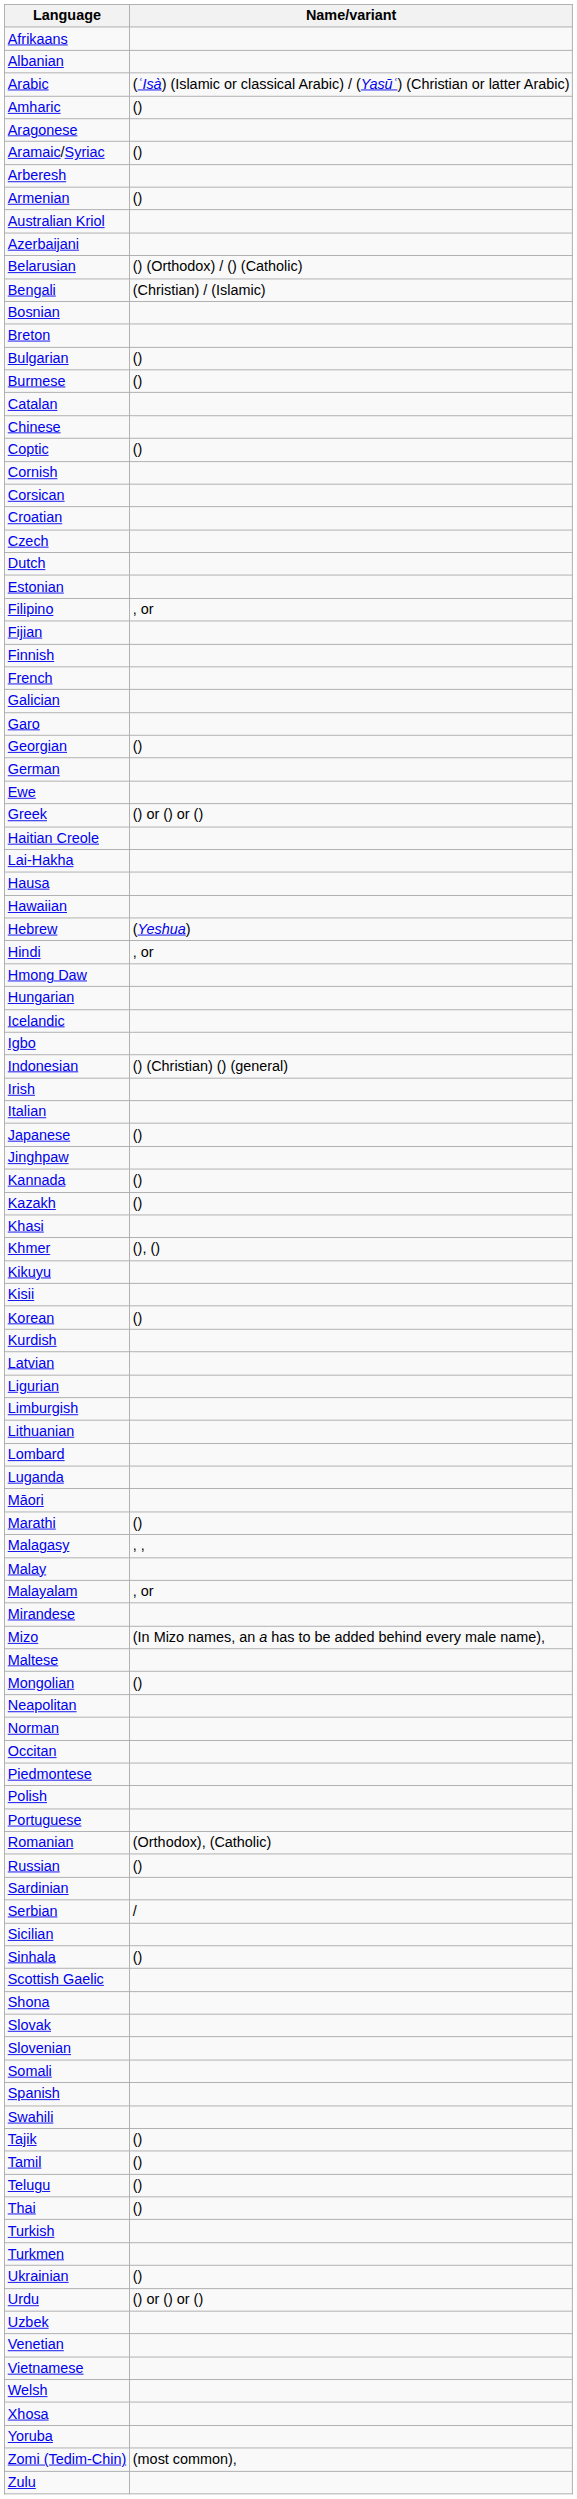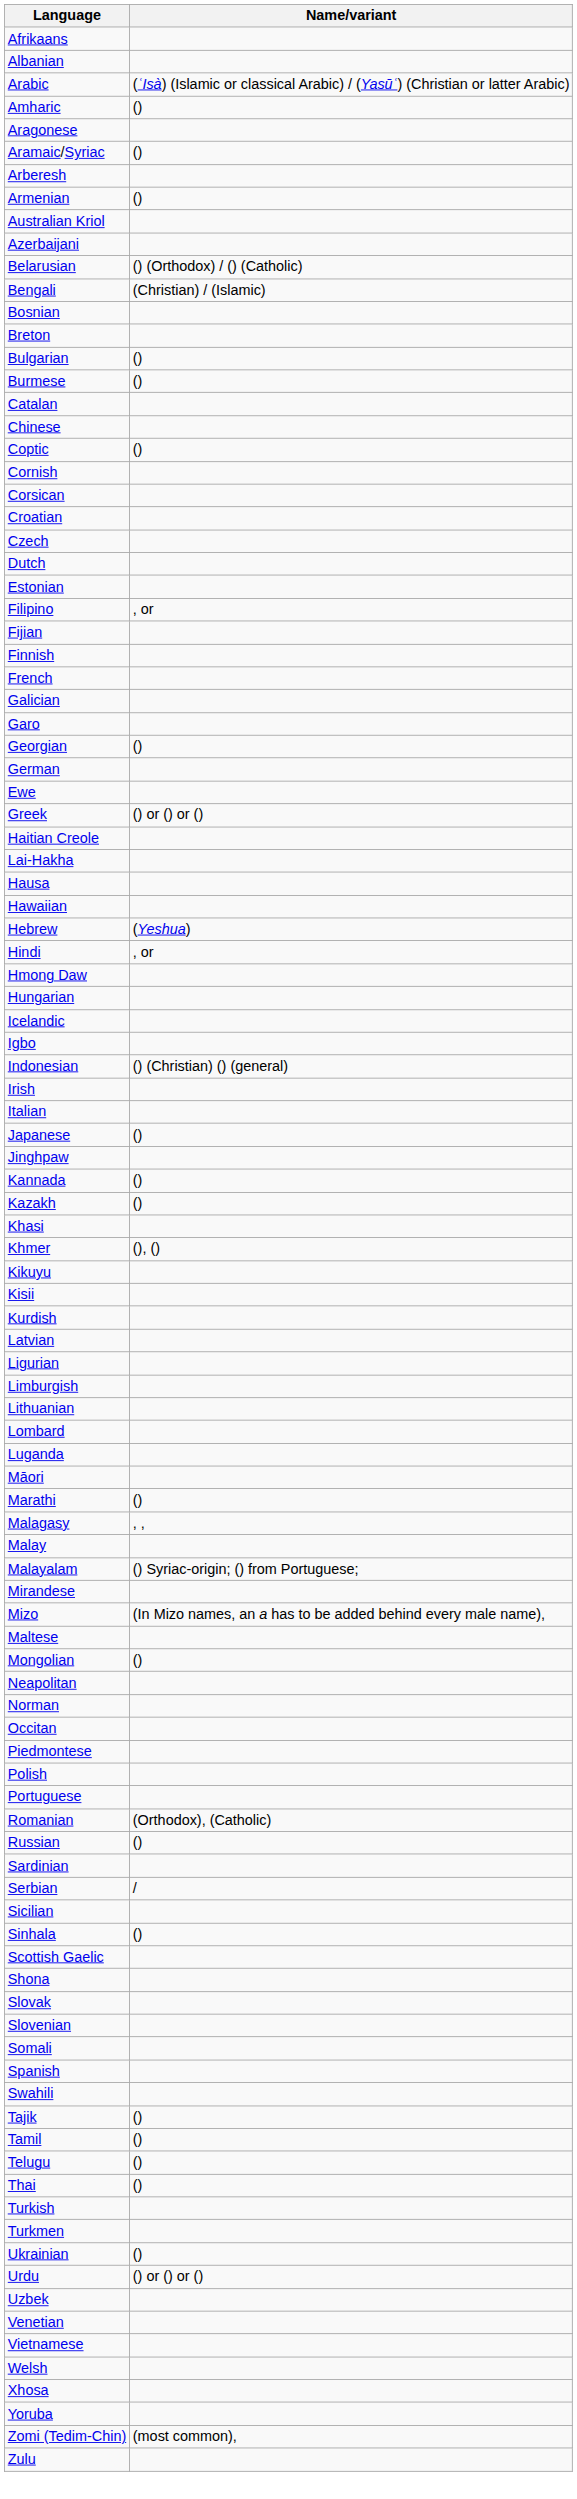- row: (31, 1317)
(143, 1591) , or -> (246, 1568) () Syriac-origin; () from Portuguese;
